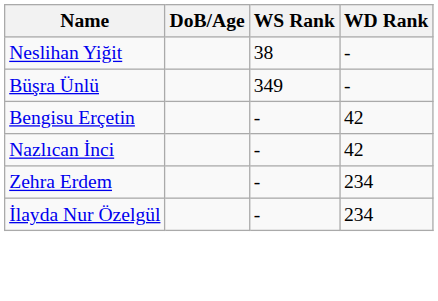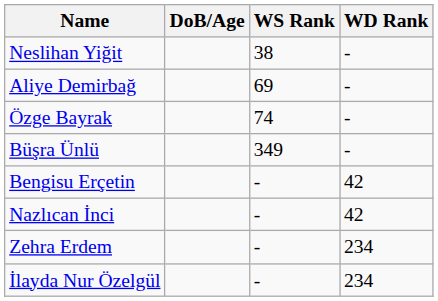+ row: (73, 85)
+ row: (61, 117)
